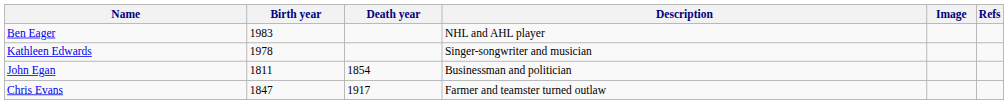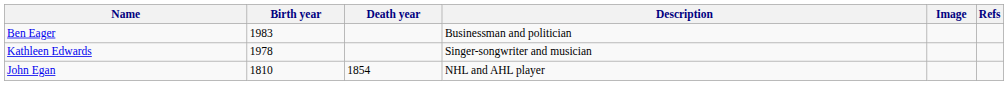(495, 33) NHL and AHL player -> (508, 33) Businessman and politician
(261, 71) 1811 -> (261, 71) 1810
(508, 71) Businessman and politician -> (495, 71) NHL and AHL player
- row: (35, 90)
